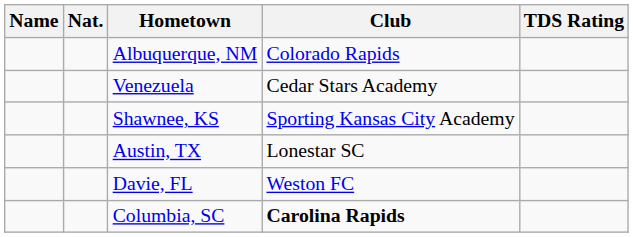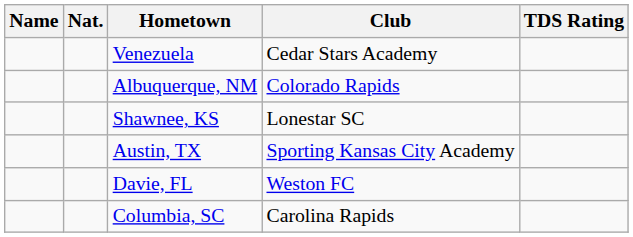rows swapped: (153, 86) <-> (185, 53)
(391, 118) Sporting Kansas City Academy -> (315, 118) Lonestar SC
(315, 151) Lonestar SC -> (391, 151) Sporting Kansas City Academy
(336, 216) bold -> (330, 216) normal
